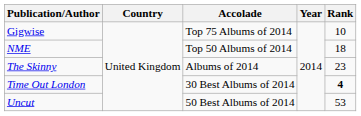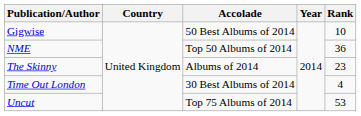(239, 31) Top 75 Albums of 2014 -> (240, 31) 50 Best Albums of 2014
(340, 48) 18 -> (340, 48) 36
(340, 84) bold -> (340, 84) normal
(240, 102) 50 Best Albums of 2014 -> (239, 102) Top 75 Albums of 2014
